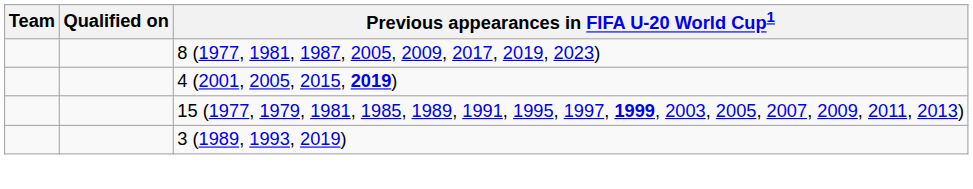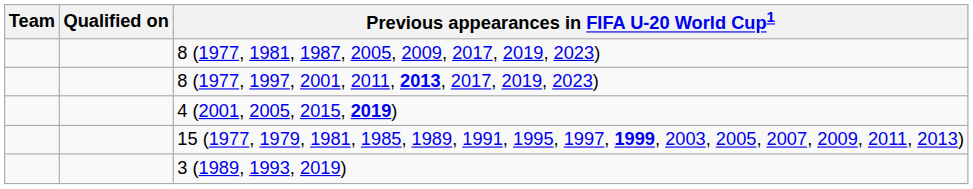+ row: (388, 81)
